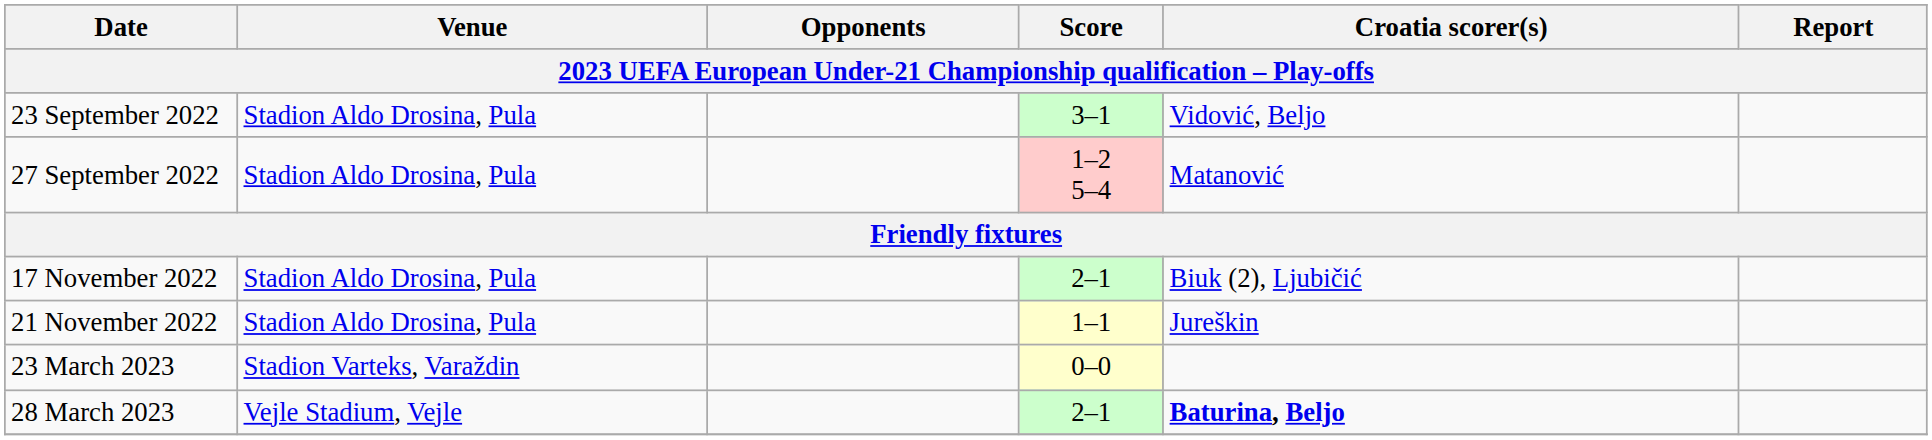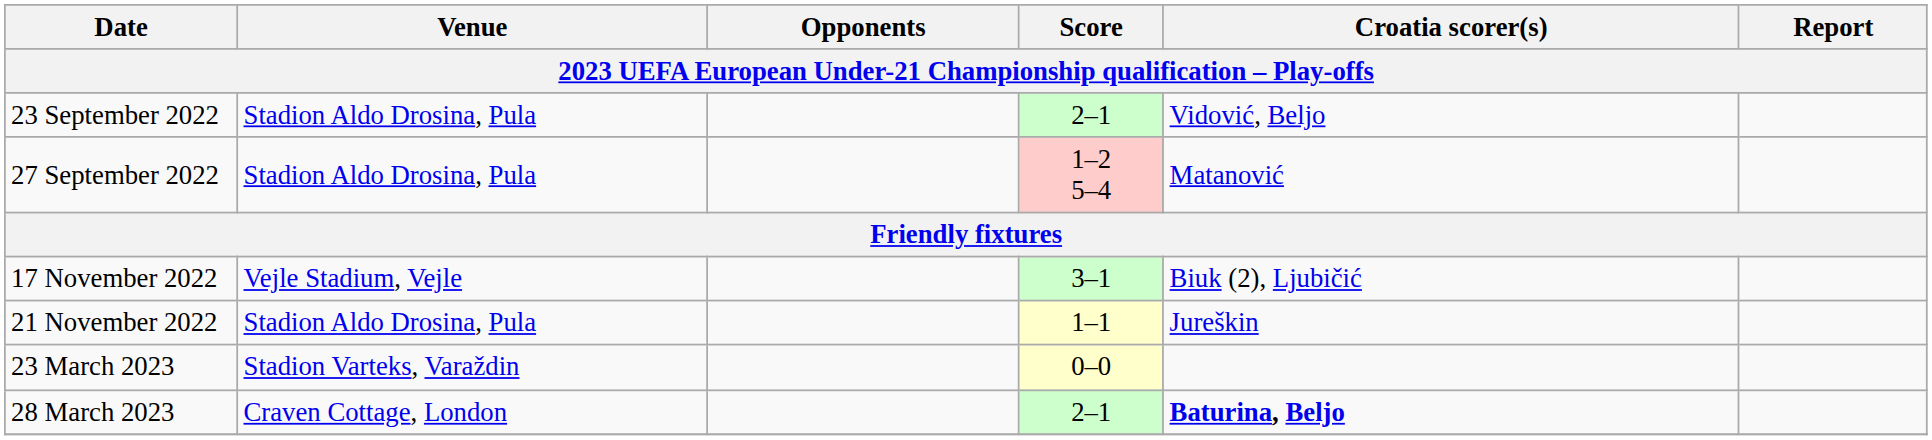(1091, 114) 3–1 -> (1091, 114) 2–1
(390, 278) Stadion Aldo Drosina, Pula -> (353, 278) Vejle Stadium, Vejle
(1091, 278) 2–1 -> (1091, 278) 3–1
(353, 411) Vejle Stadium, Vejle -> (375, 411) Craven Cottage, London
